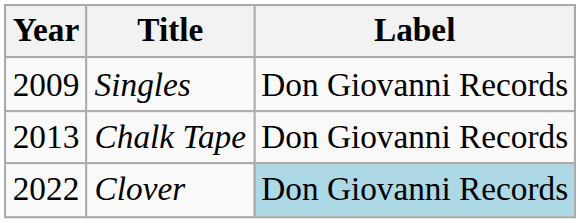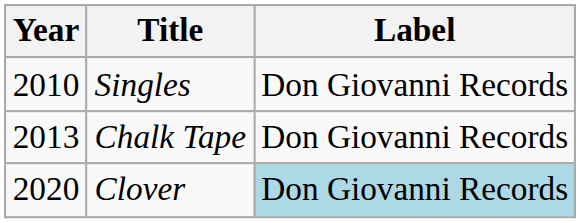(46, 83) 2009 -> (46, 83) 2010
(46, 189) 2022 -> (46, 189) 2020
